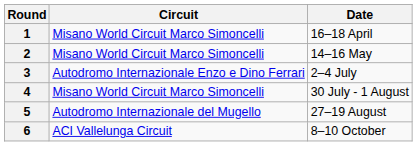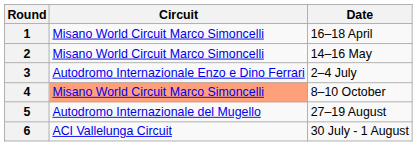(158, 92) no background -> (158, 92) lightsalmon background
(360, 92) 30 July - 1 August -> (348, 92) 8–10 October
(348, 131) 8–10 October -> (360, 131) 30 July - 1 August
